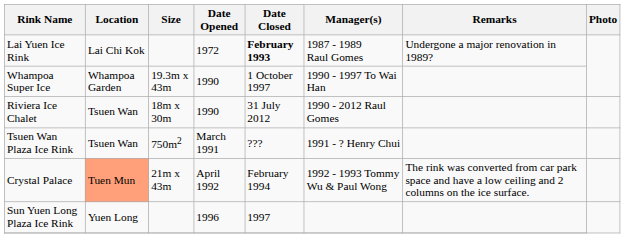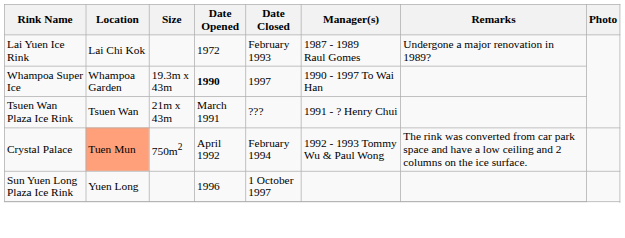(270, 50) bold -> (269, 50) normal
(208, 81) normal -> (208, 81) bold
(270, 81) 1 October 1997 -> (260, 81) 1997
- row: (32, 112)
(166, 143) 750m2 -> (166, 112) 21m x 43m
(166, 180) 21m x 43m -> (167, 149) 750m2
(259, 217) 1997 -> (271, 186) 1 October 1997
